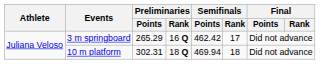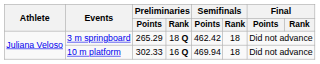(179, 39) 16 Q -> (179, 39) 18 Q
(235, 39) 17 -> (235, 39) 18
(149, 52) 302.31 -> (149, 52) 302.33
(179, 52) 18 Q -> (179, 52) 16 Q
